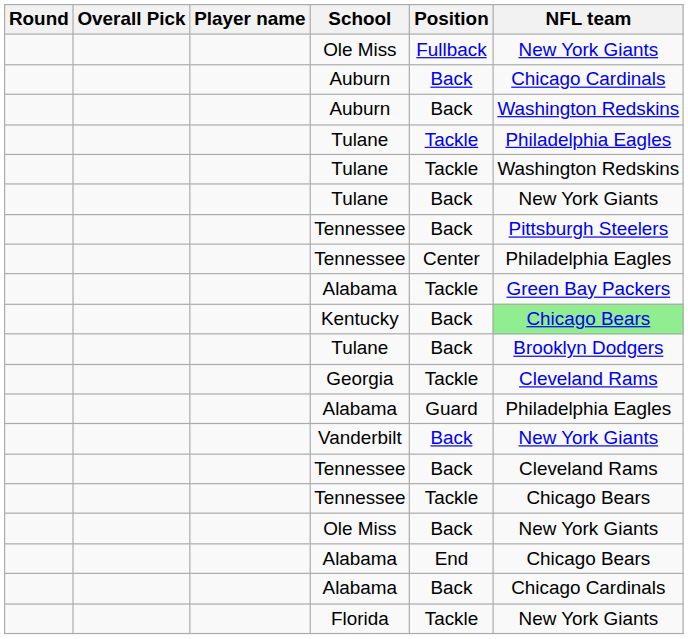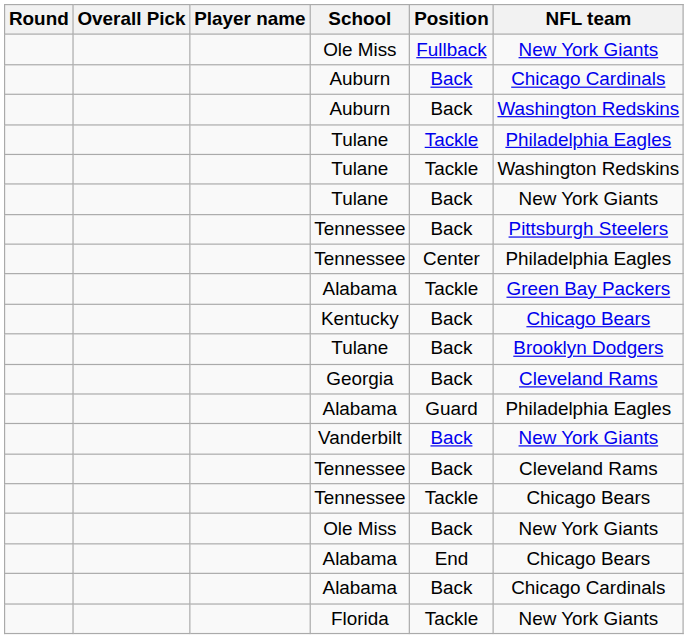(588, 318) lightgreen background -> (588, 318) no background
(451, 378) Tackle -> (451, 378) Back
